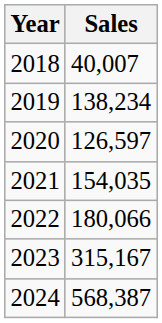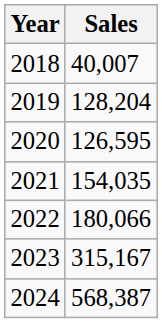(111, 102) 138,234 -> (111, 102) 128,204
(111, 141) 126,597 -> (111, 141) 126,595
